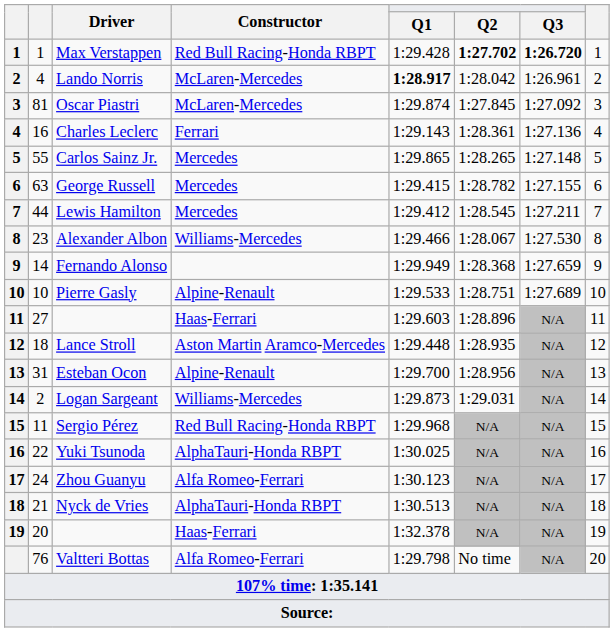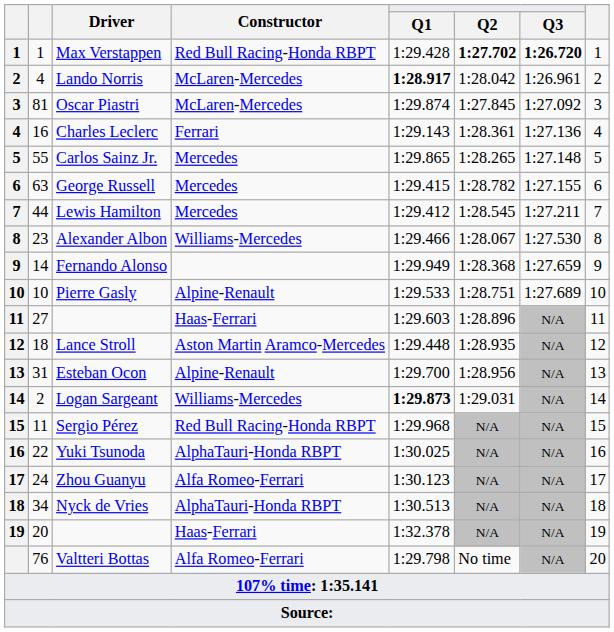(421, 398) normal -> (422, 398) bold
(40, 505) 21 -> (40, 505) 34
